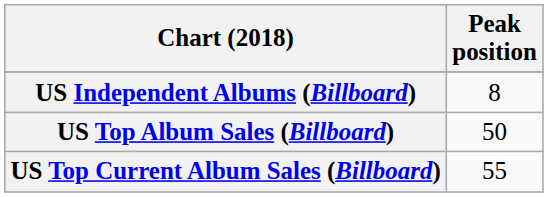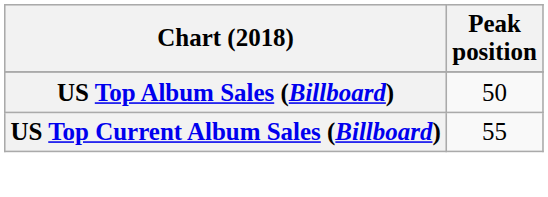- row: (226, 91)
